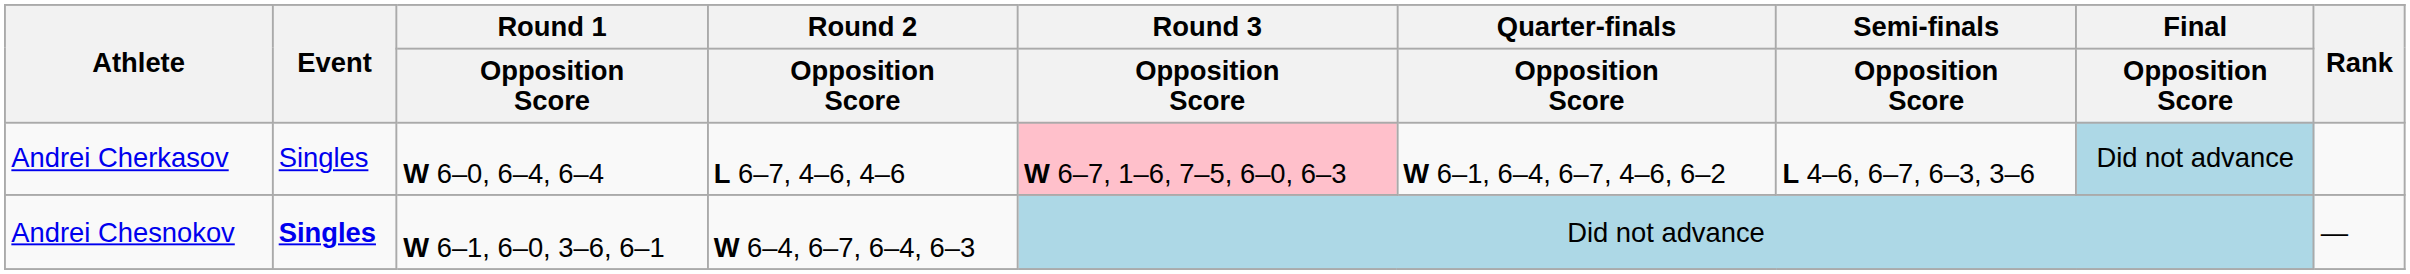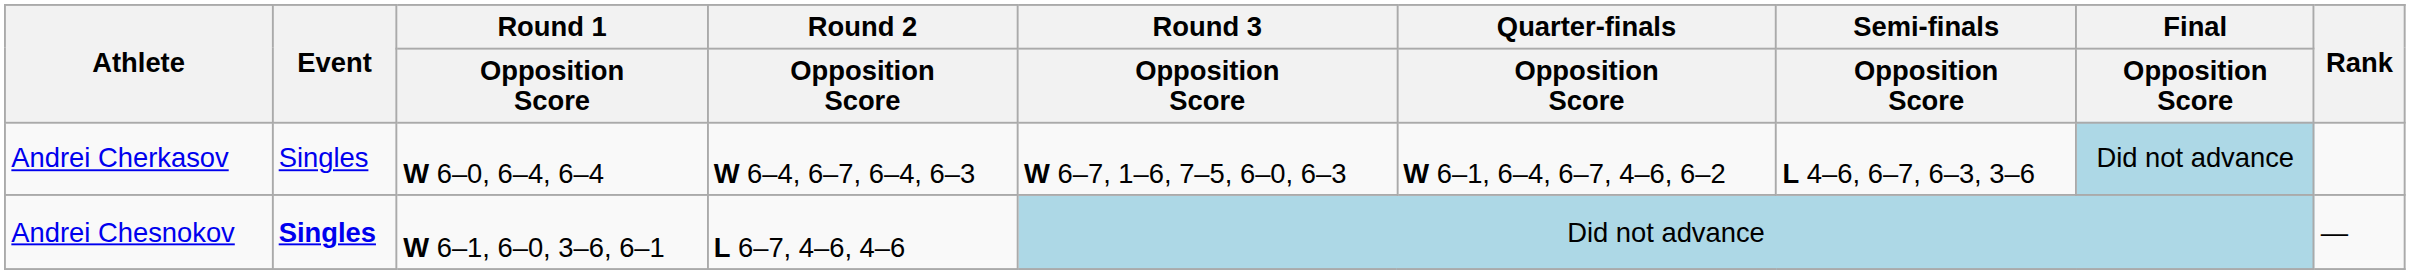(809, 174) L 6–7, 4–6, 4–6 -> (844, 174) W 6–4, 6–7, 6–4, 6–3
(1185, 174) pink background -> (1185, 174) no background
(844, 248) W 6–4, 6–7, 6–4, 6–3 -> (809, 248) L 6–7, 4–6, 4–6
